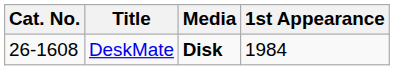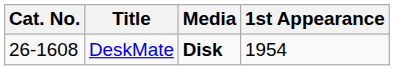(266, 49) 1984 -> (266, 49) 1954
